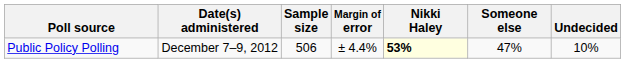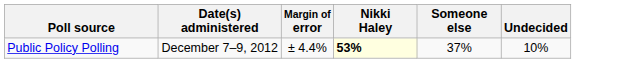- column: (306, 21)
(509, 48) 47% -> (459, 48) 37%
